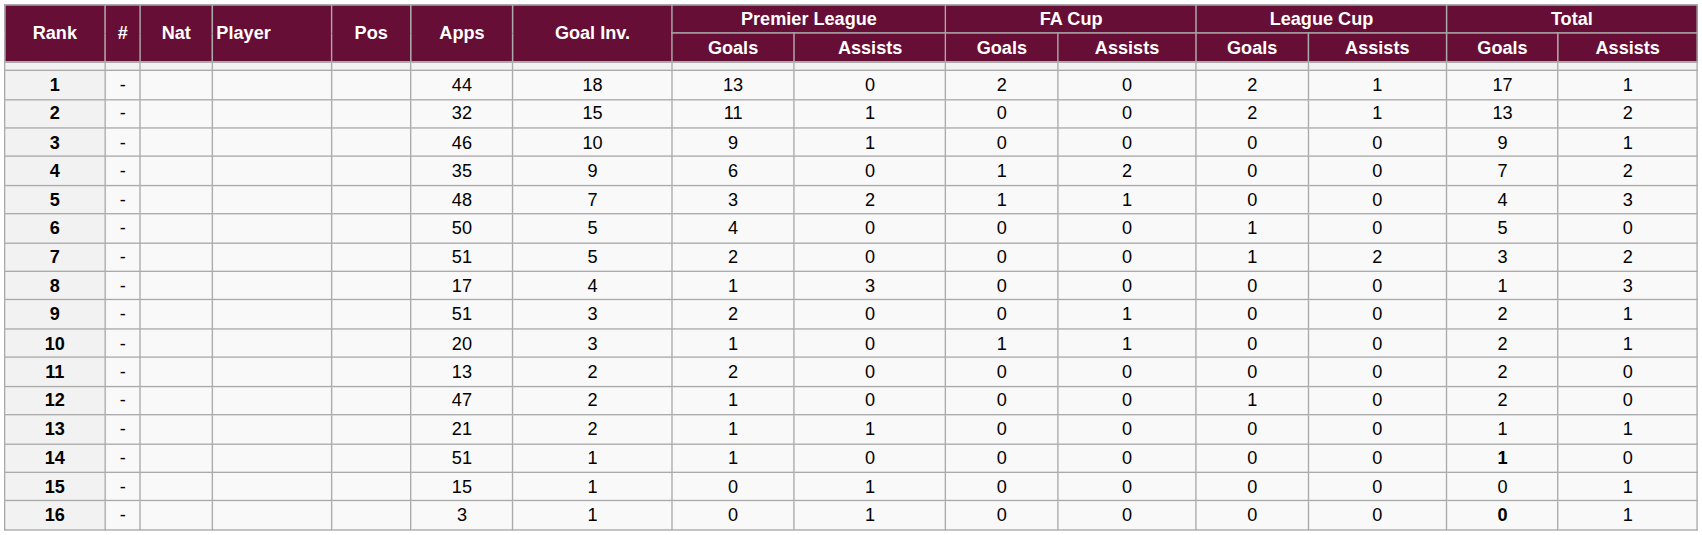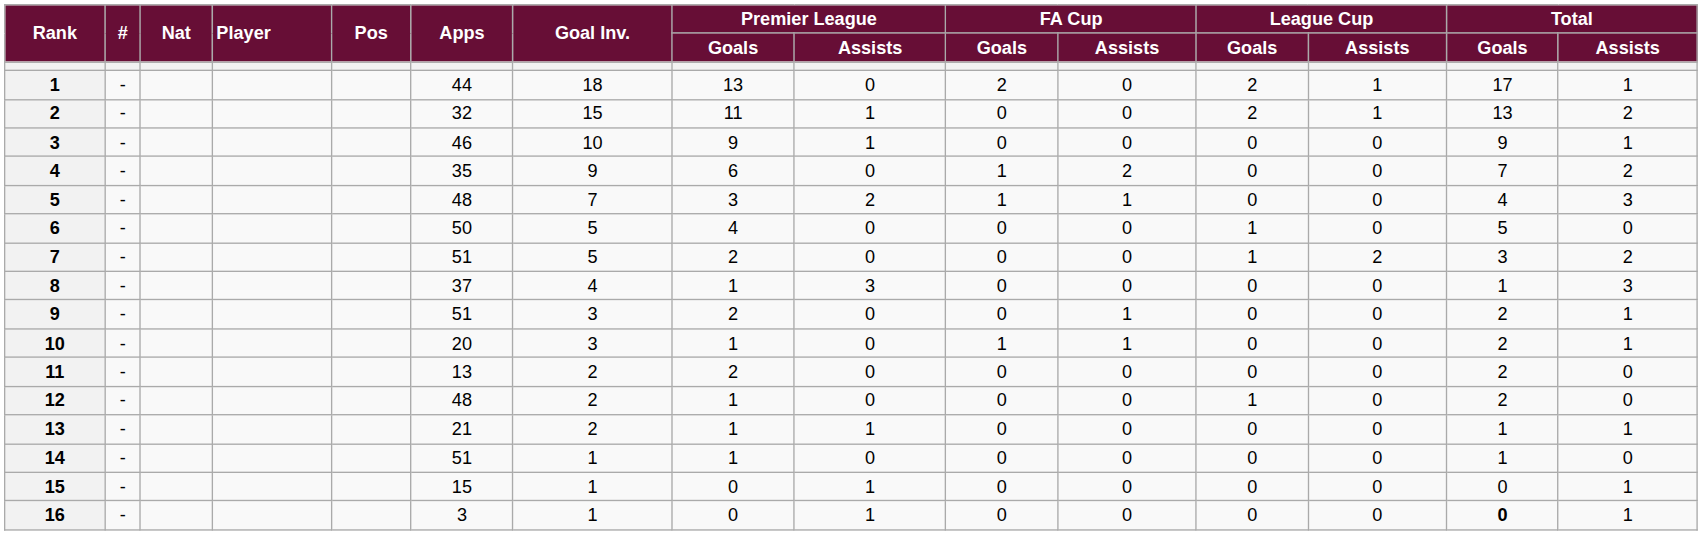(462, 285) 17 -> (462, 285) 37
(462, 400) 47 -> (462, 400) 48
(1502, 457) bold -> (1502, 457) normal
